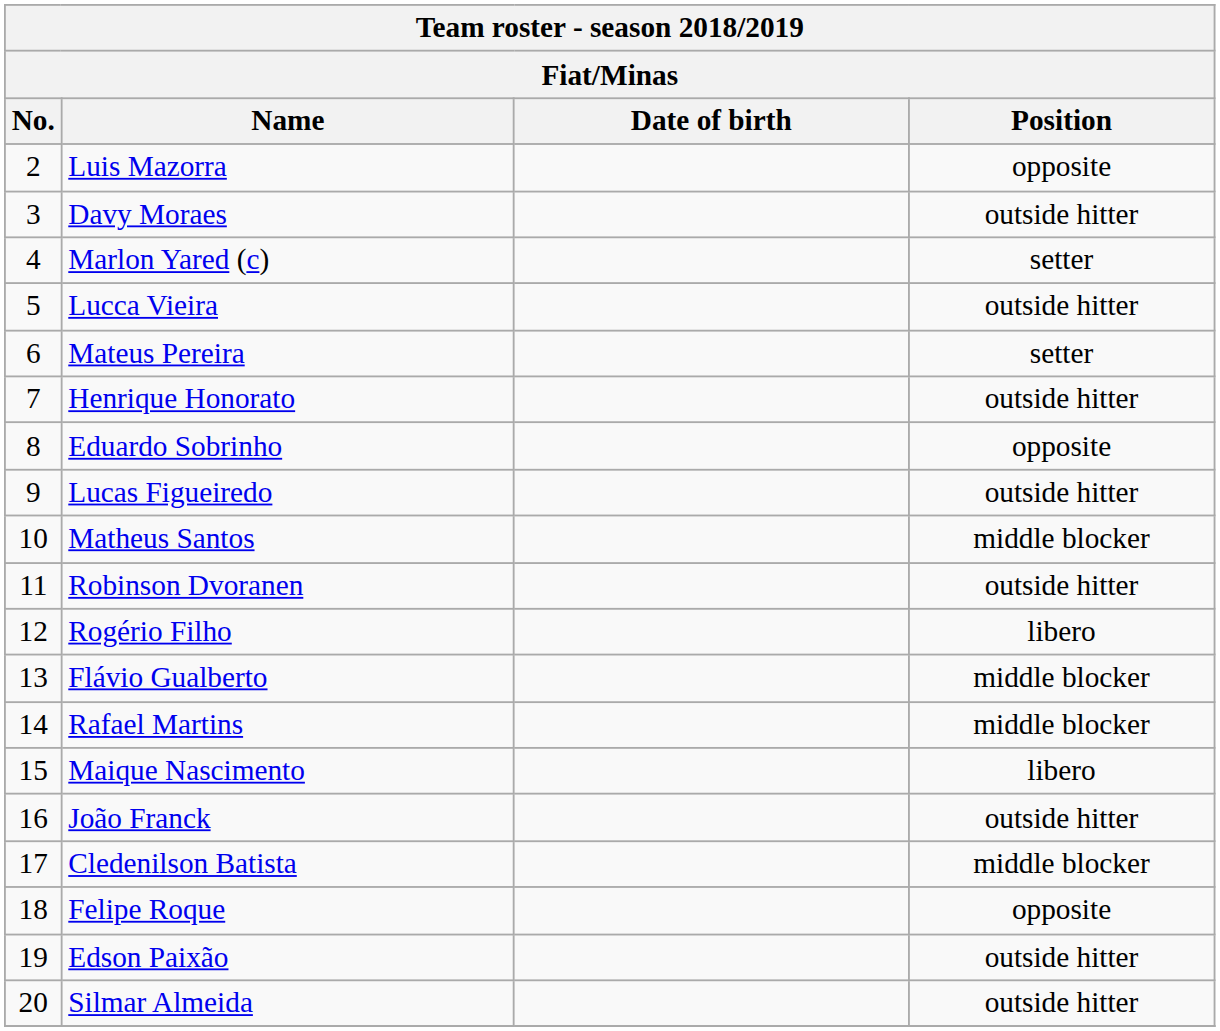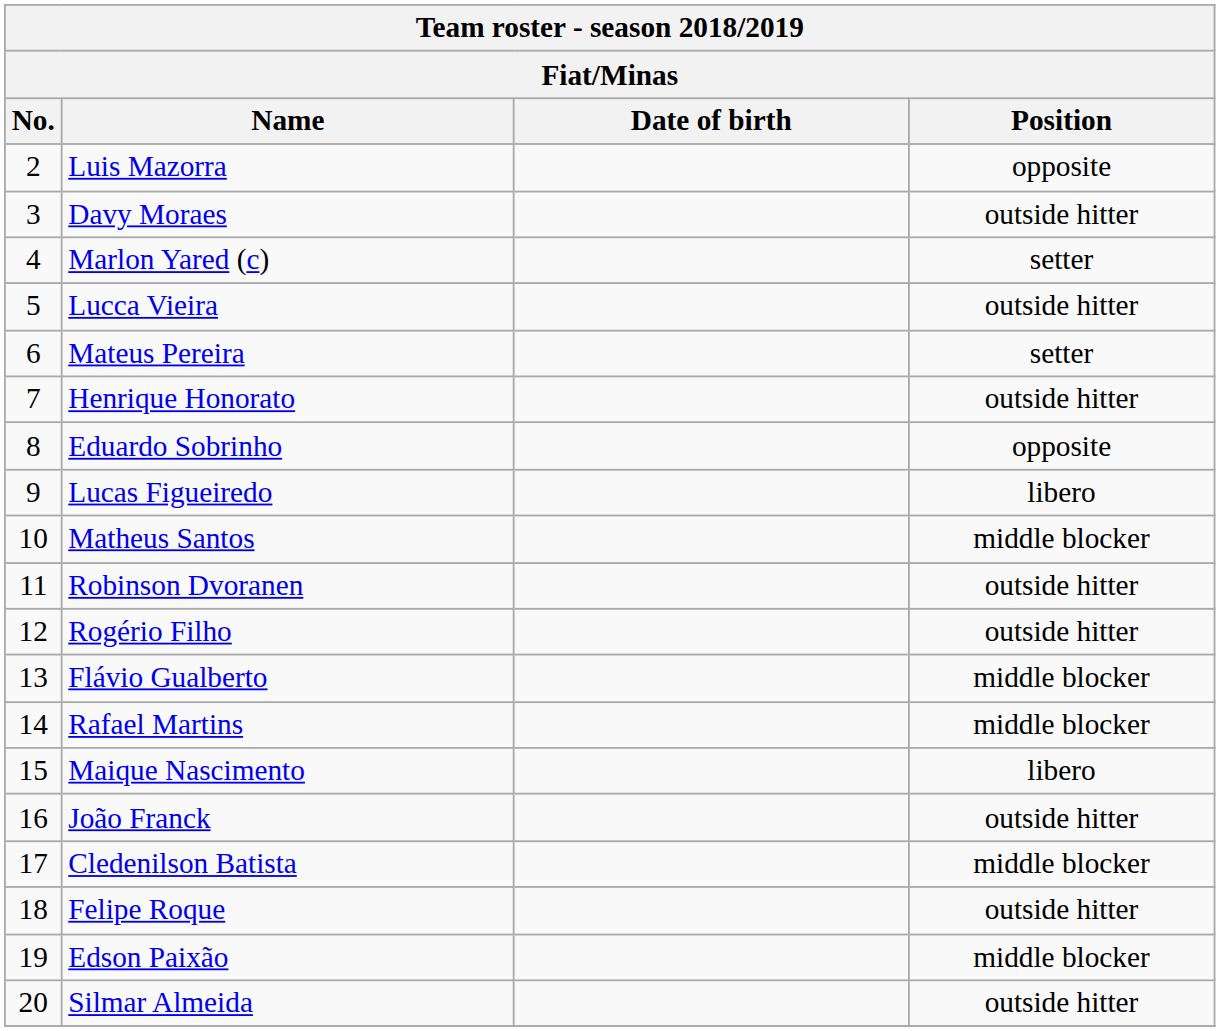(1061, 492) outside hitter -> (1061, 492) libero
(1061, 631) libero -> (1061, 631) outside hitter
(1062, 910) opposite -> (1061, 910) outside hitter
(1061, 956) outside hitter -> (1061, 956) middle blocker
